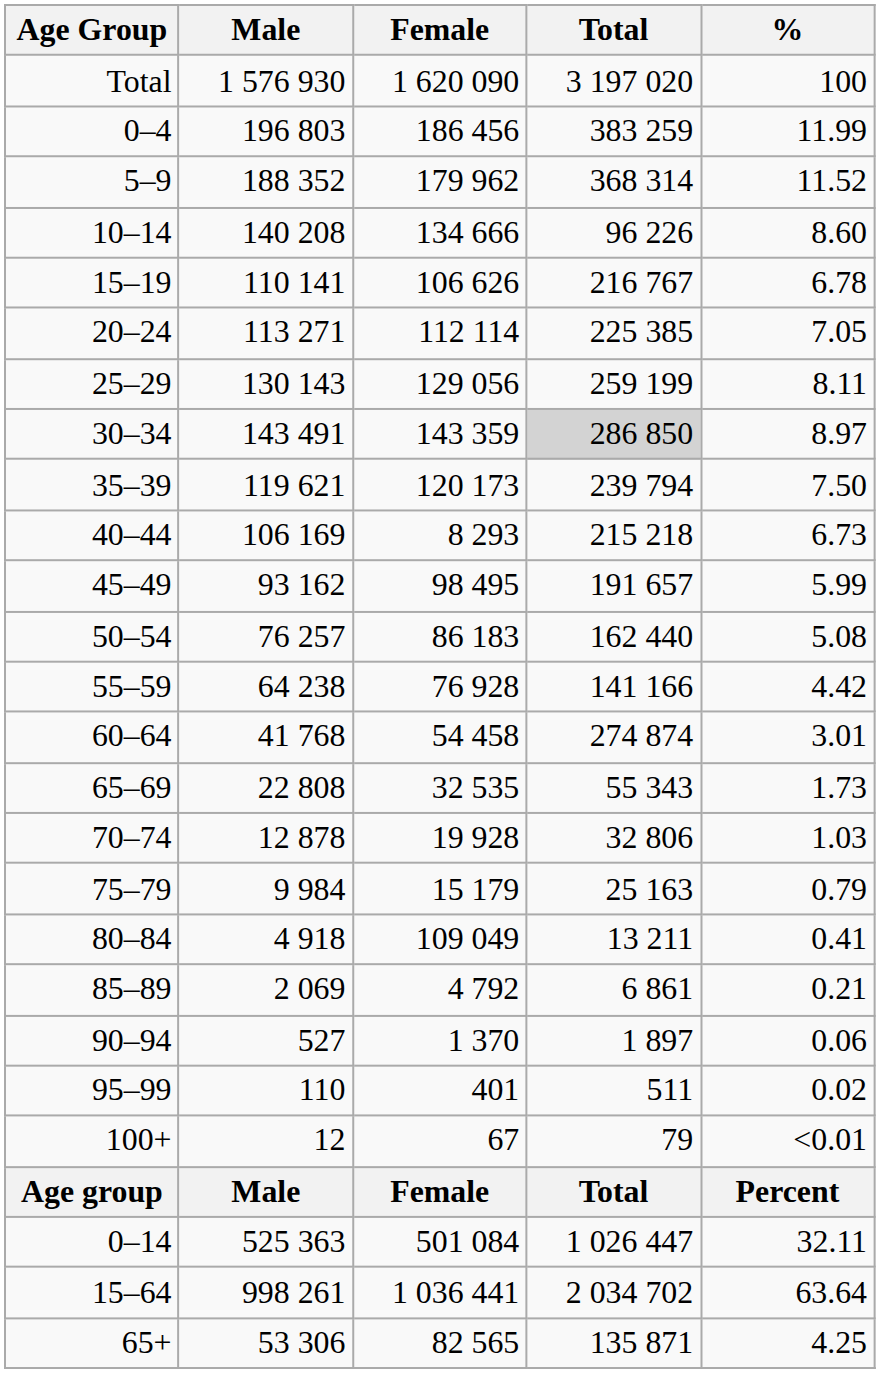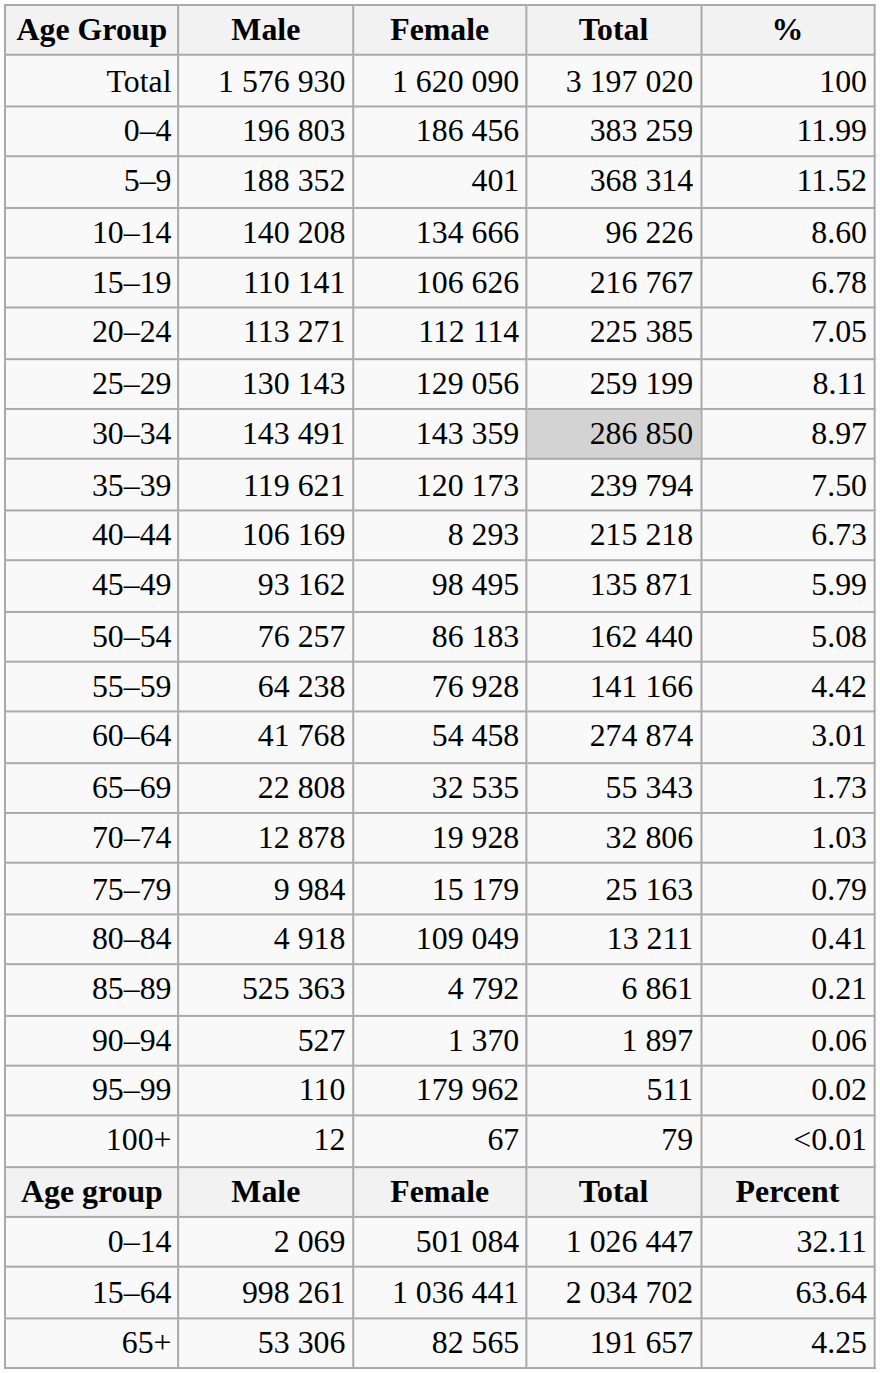(468, 181) 179 962 -> (495, 181) 401
(641, 585) 191 657 -> (641, 585) 135 871
(310, 989) 2 069 -> (294, 989) 525 363
(495, 1090) 401 -> (468, 1090) 179 962
(294, 1241) 525 363 -> (310, 1241) 2 069
(641, 1342) 135 871 -> (641, 1342) 191 657
